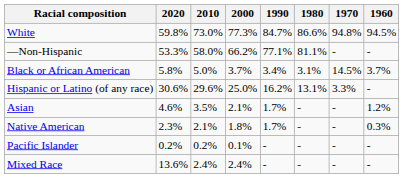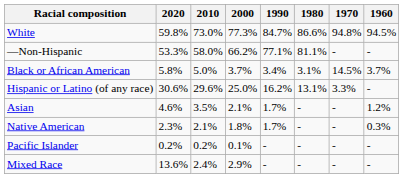(240, 164) 2.4% -> (240, 164) 2.9%
